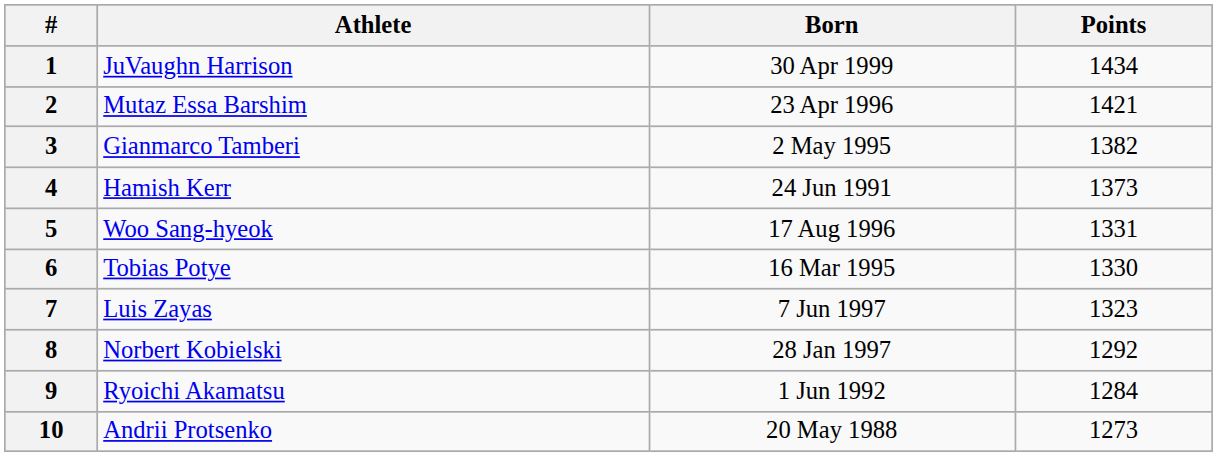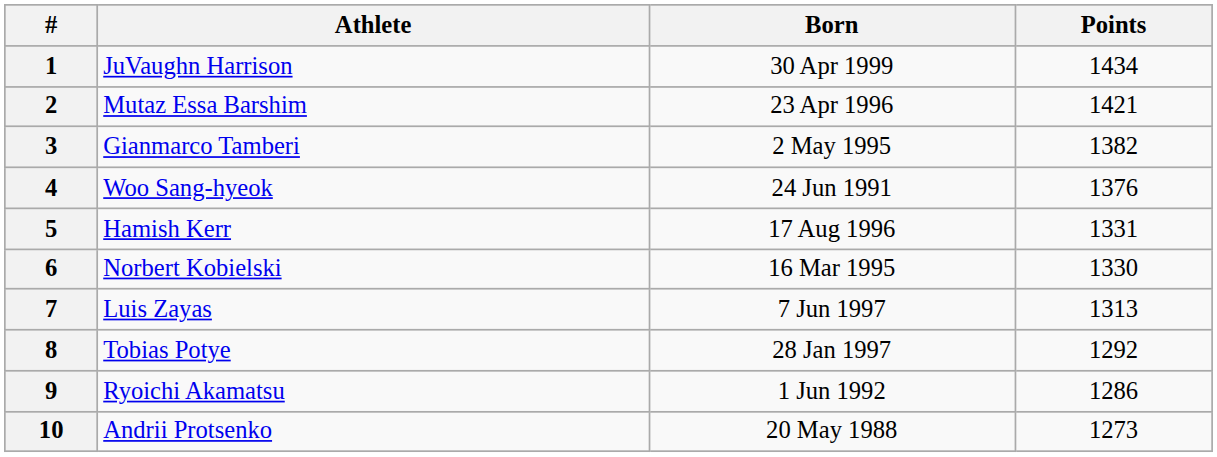(167, 187) Hamish Kerr -> (188, 187) Woo Sang-hyeok
(1114, 187) 1373 -> (1114, 187) 1376
(188, 228) Woo Sang-hyeok -> (167, 228) Hamish Kerr
(167, 268) Tobias Potye -> (192, 268) Norbert Kobielski
(1114, 309) 1323 -> (1114, 309) 1313
(192, 350) Norbert Kobielski -> (167, 350) Tobias Potye
(1114, 390) 1284 -> (1114, 390) 1286
